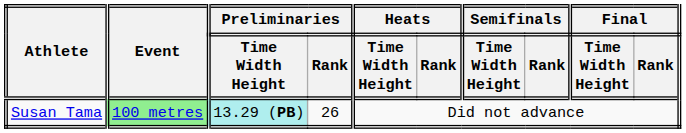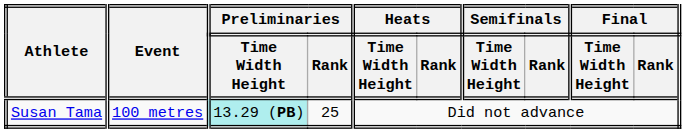(158, 112) lightgreen background -> (158, 112) no background
(330, 112) 26 -> (330, 112) 25
